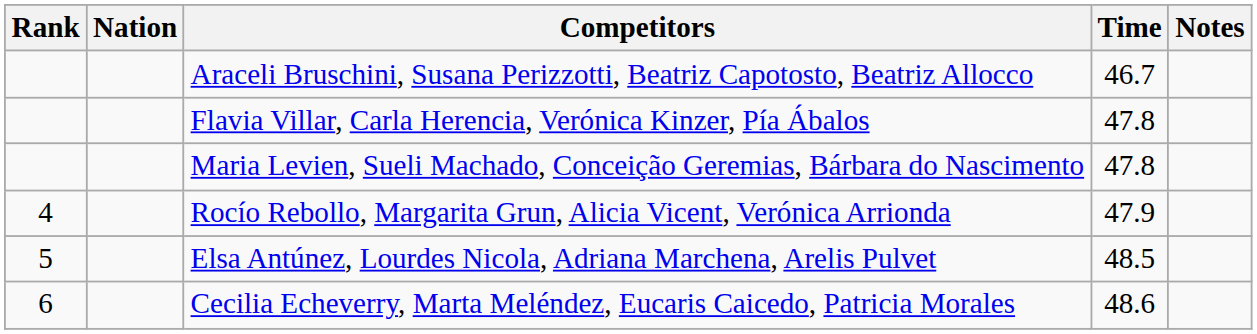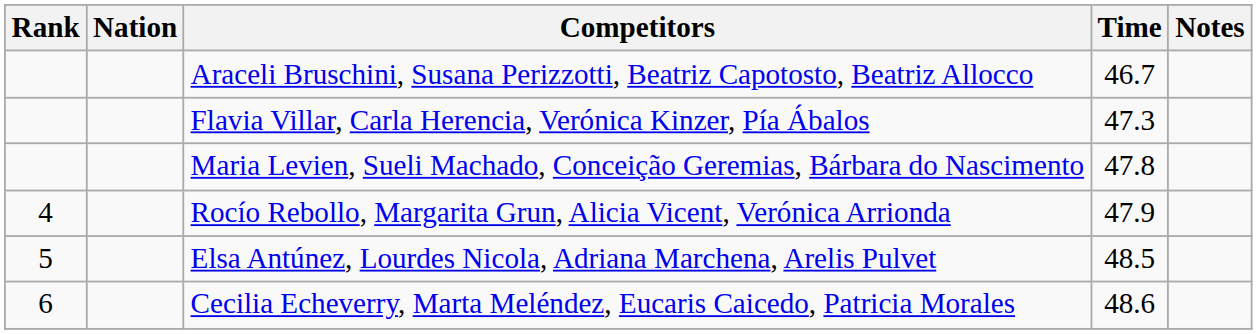(1130, 119) 47.8 -> (1130, 119) 47.3
